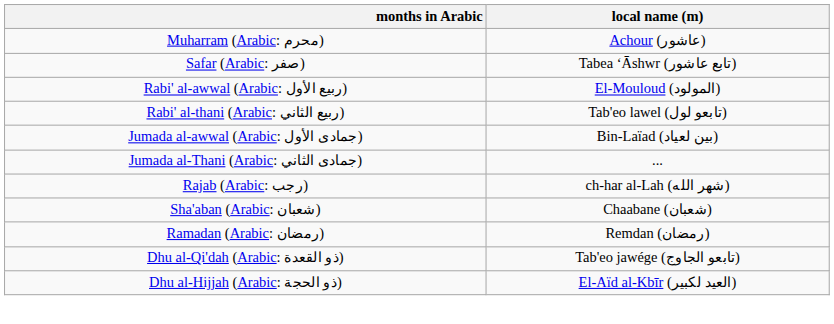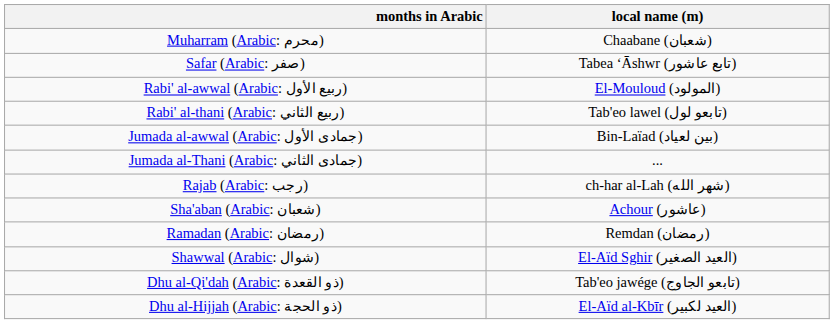(658, 40) Achour (عاشور) -> (658, 40) Chaabane (شعبان)
(658, 209) Chaabane (شعبان) -> (658, 209) Achour (عاشور)
+ row: (245, 258)
